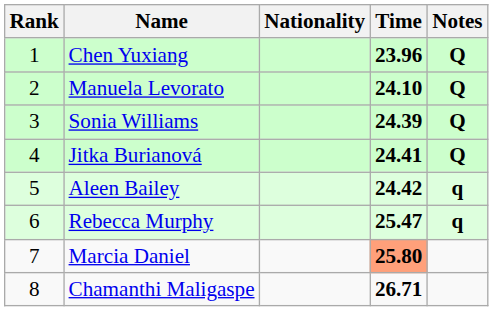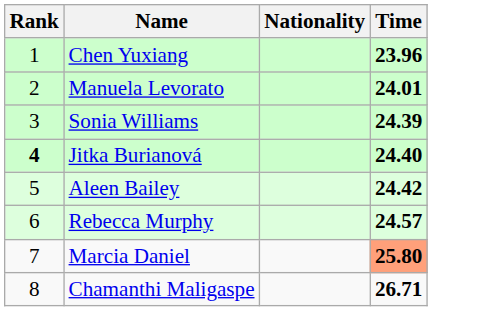- column: (457, 21)
(399, 88) 24.10 -> (399, 88) 24.01
(34, 155) normal -> (34, 155) bold
(399, 155) 24.41 -> (399, 155) 24.40
(399, 222) 25.47 -> (399, 222) 24.57
